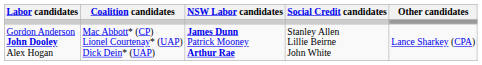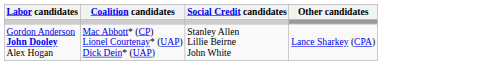- column: (235, 12)
